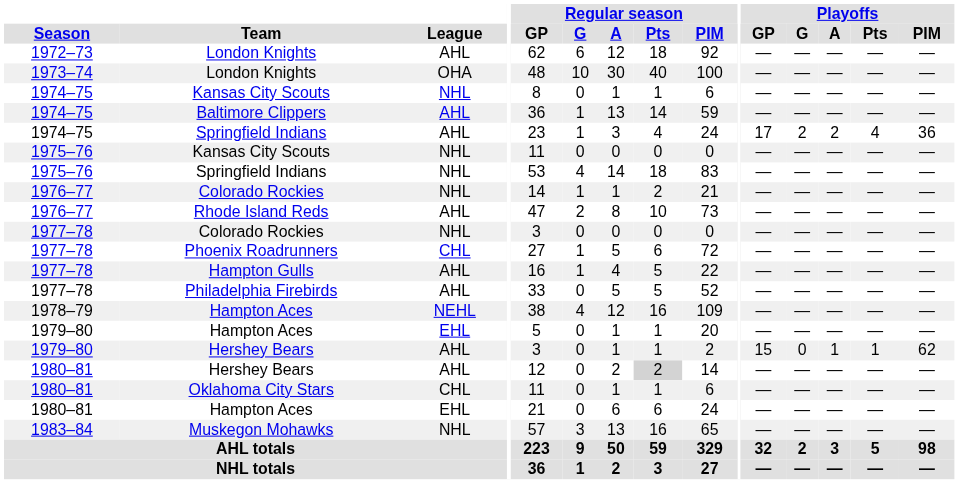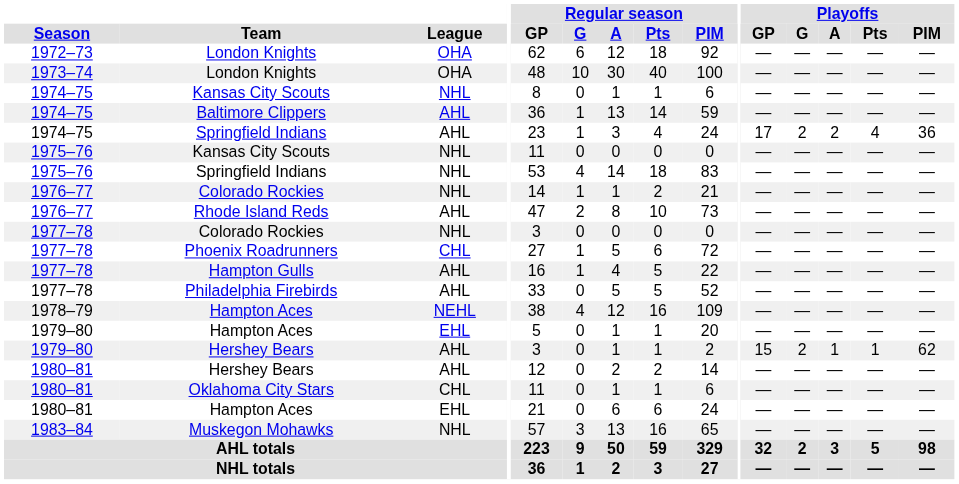(455, 53) AHL -> (455, 53) OHA
(802, 350) 0 -> (802, 350) 2
(658, 370) lightgrey background -> (658, 370) no background
